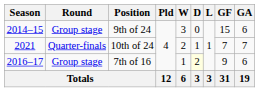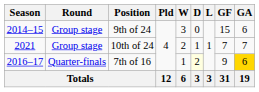(77, 45) Quarter-finals -> (77, 45) Group stage
(77, 62) Group stage -> (77, 62) Quarter-finals
(244, 62) no background -> (244, 62) gold background
